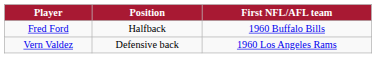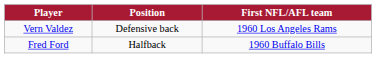rows swapped: (48, 28) <-> (48, 45)
